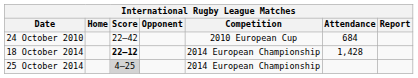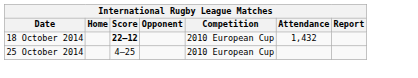- row: (45, 39)
(254, 53) 2014 European Championship -> (230, 39) 2010 European Cup
(350, 53) 1,428 -> (304, 39) 1,432
(125, 67) lightgrey background -> (125, 53) no background
(254, 67) 2014 European Championship -> (230, 53) 2010 European Cup
